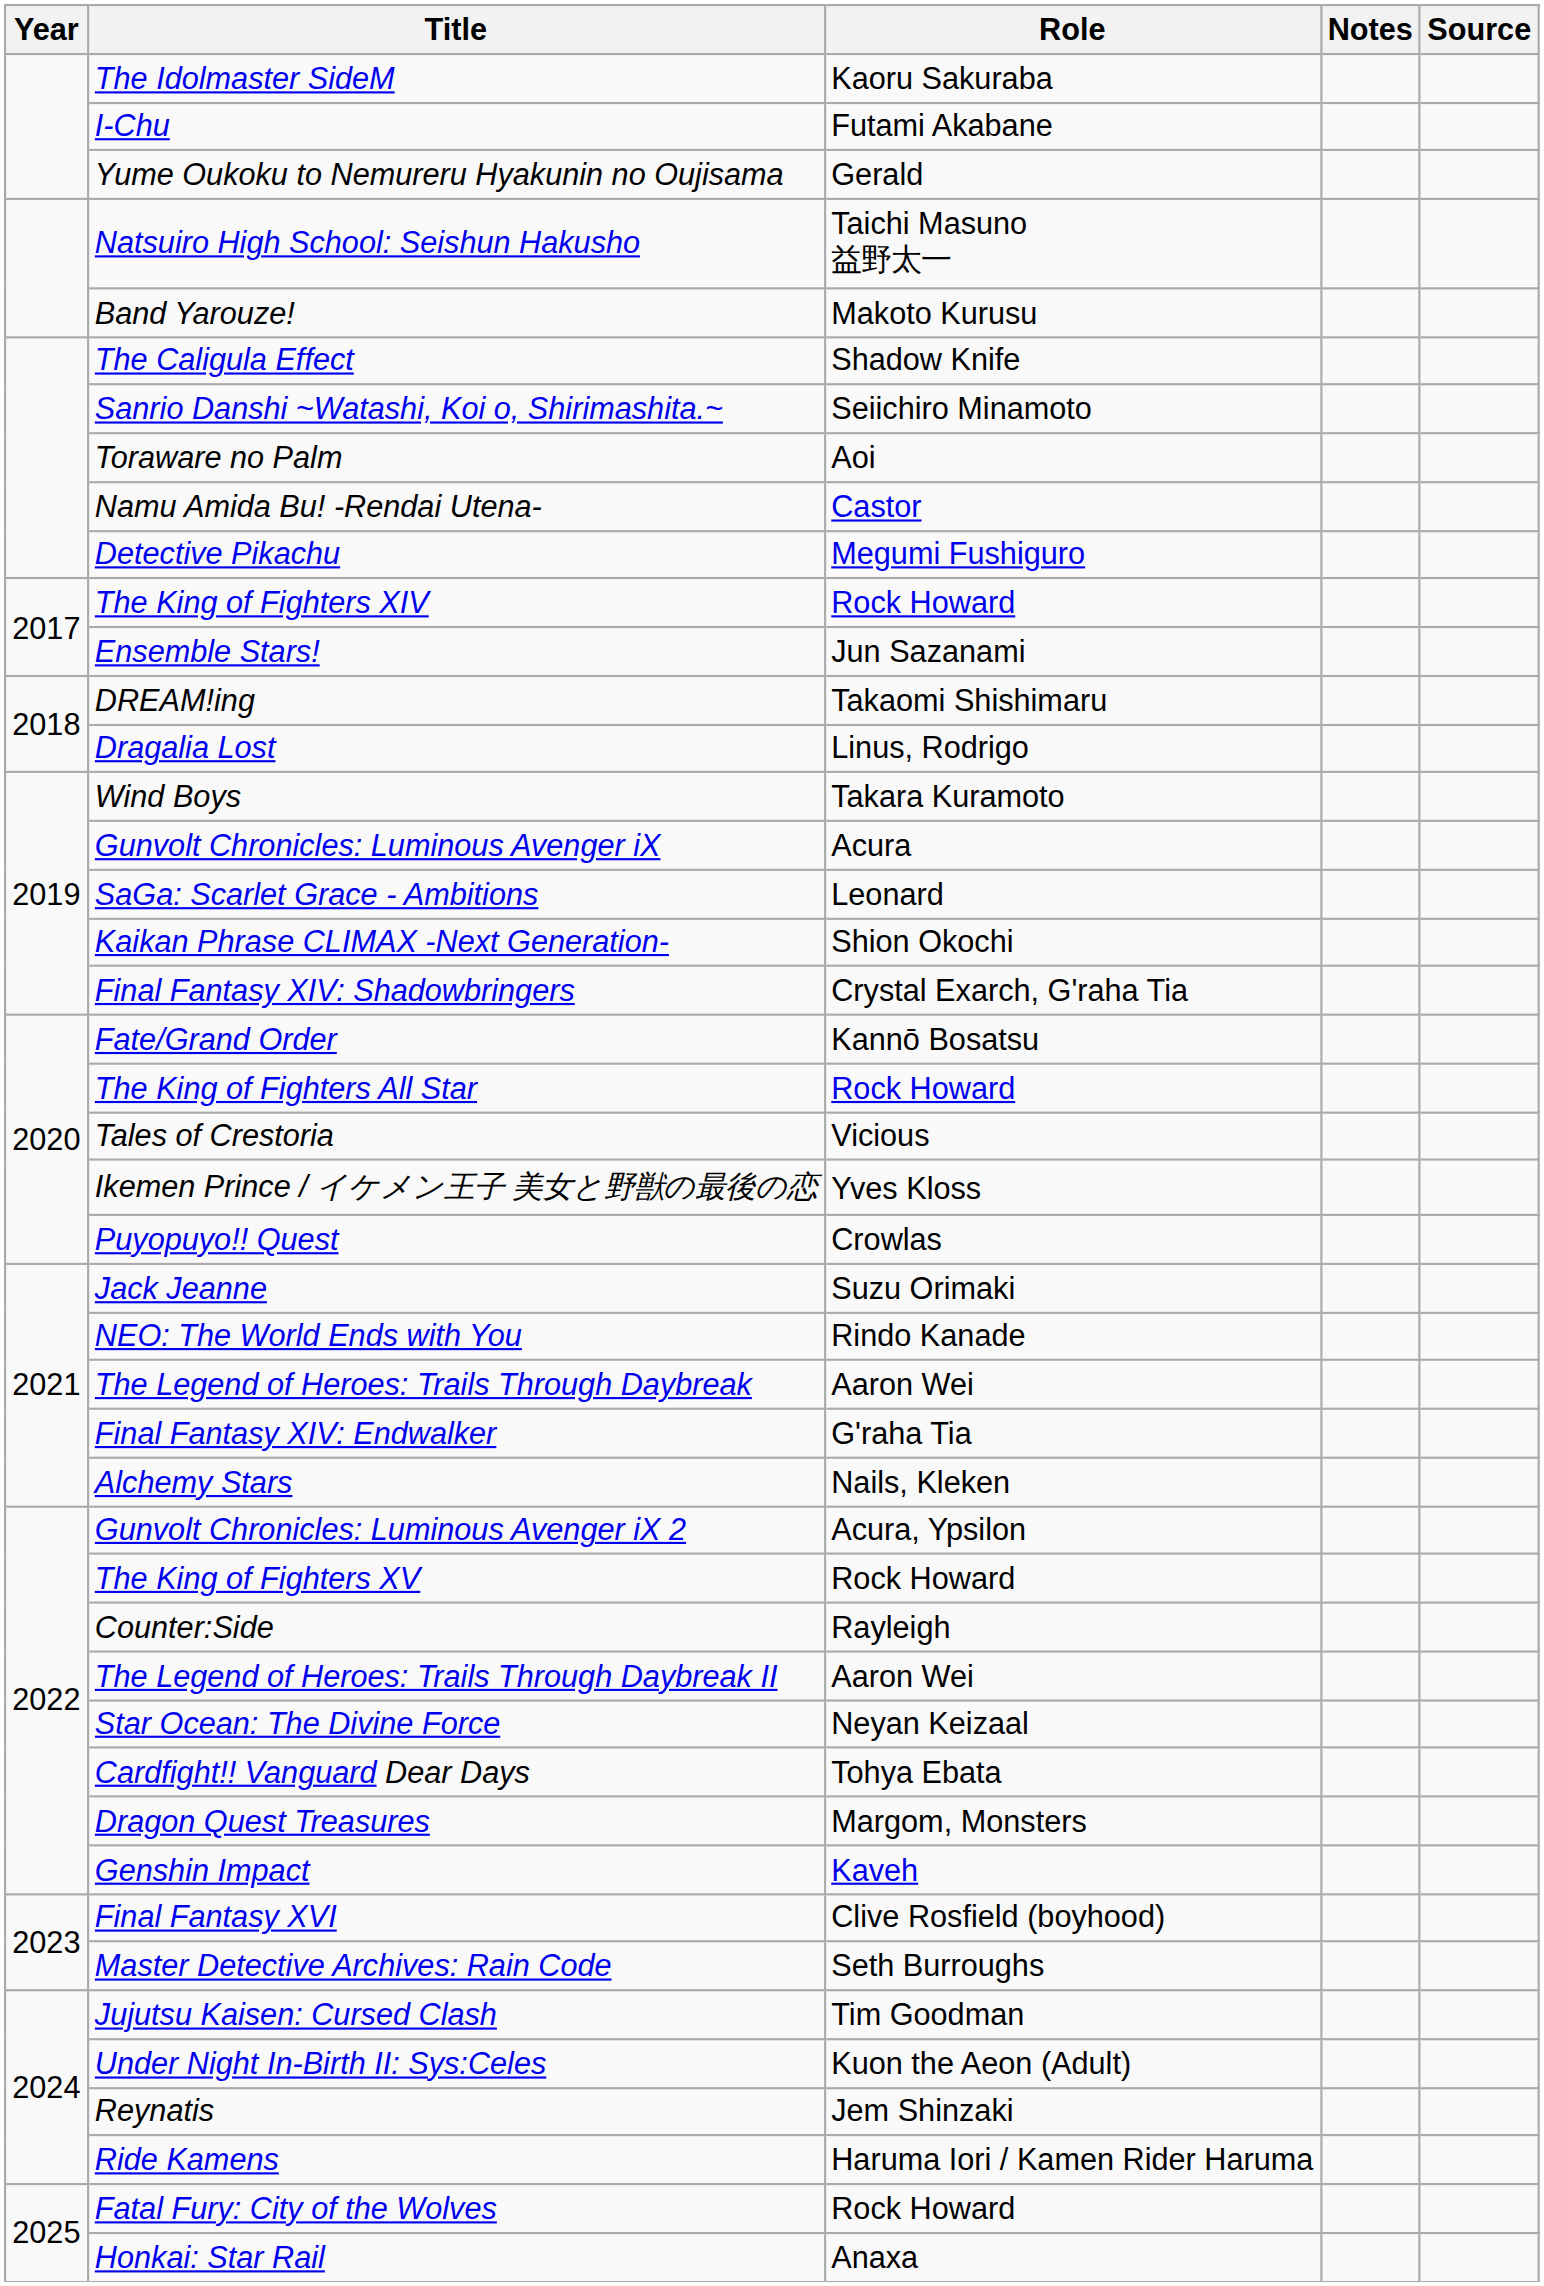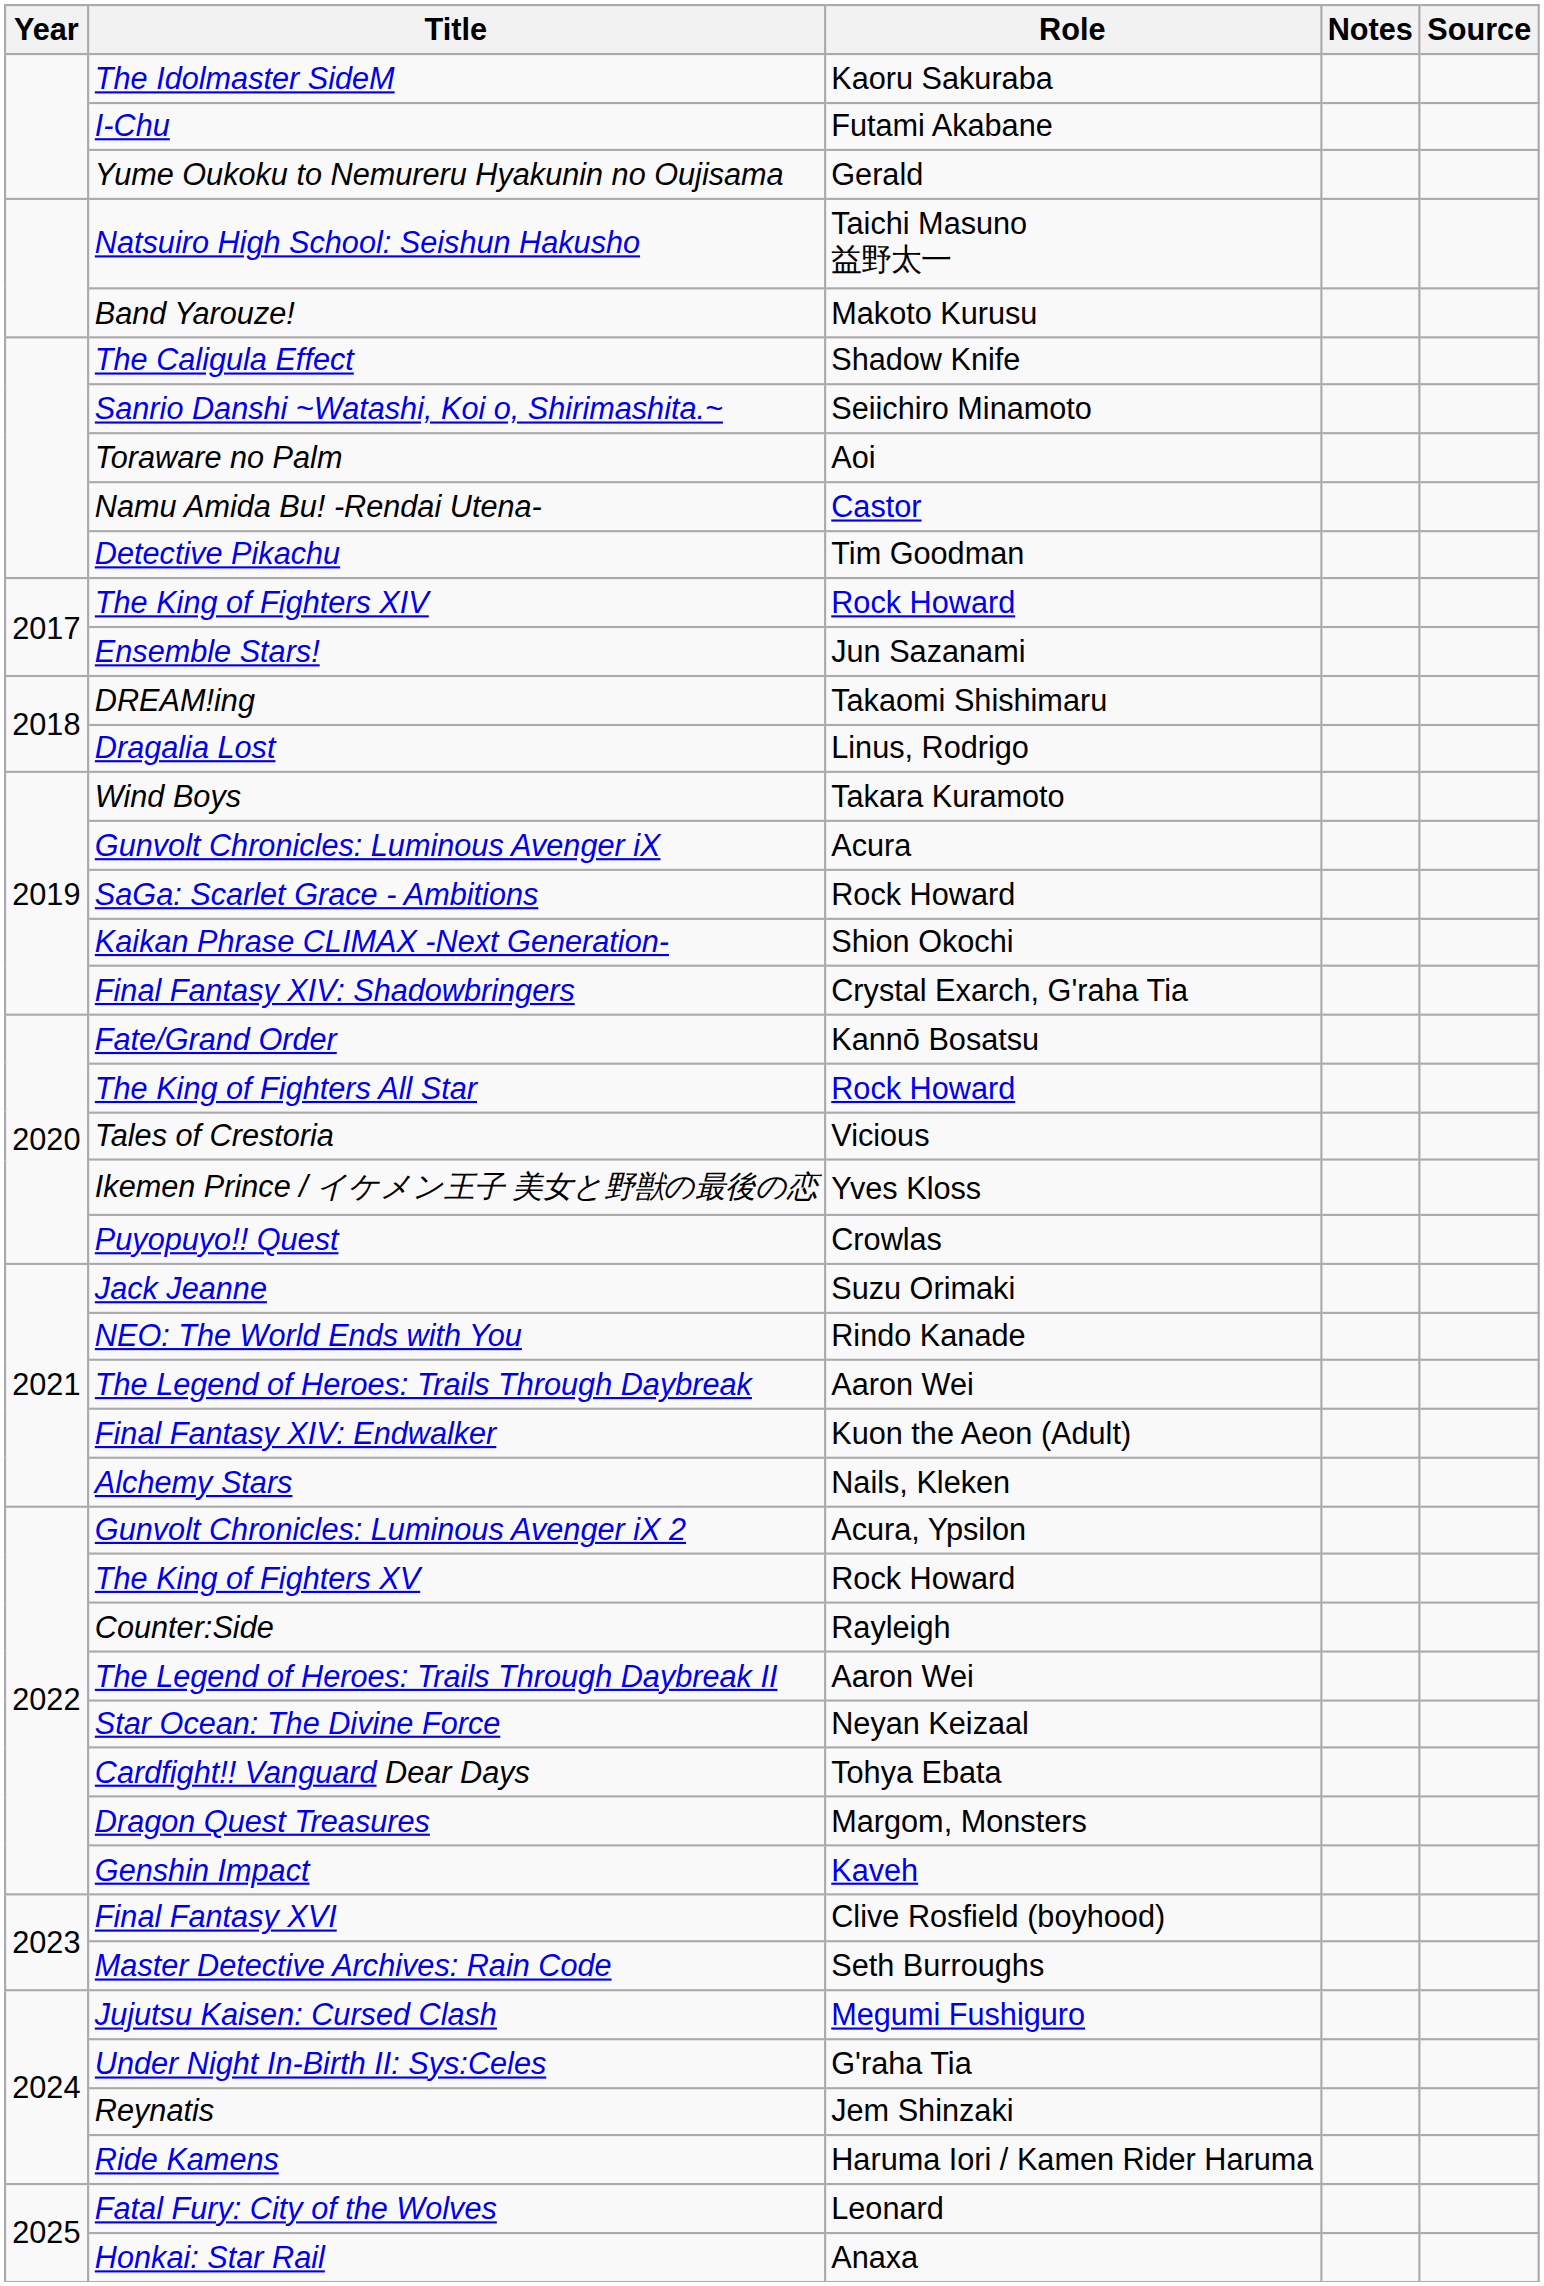(958, 555) Megumi Fushiguro -> (928, 555) Tim Goodman
(888, 894) Leonard -> (923, 894) Rock Howard
(901, 1433) G'raha Tia -> (981, 1433) Kuon the Aeon (Adult)
(928, 2015) Tim Goodman -> (958, 2015) Megumi Fushiguro
(981, 2063) Kuon the Aeon (Adult) -> (901, 2063) G'raha Tia
(923, 2209) Rock Howard -> (888, 2209) Leonard
